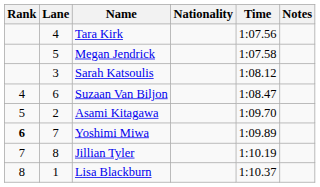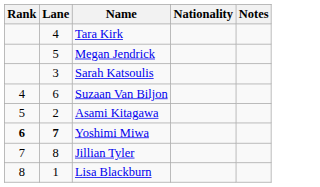- column: (258, 14)
(56, 133) normal -> (56, 133) bold
